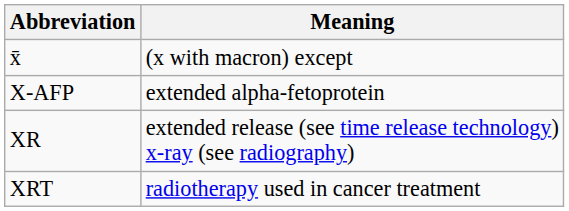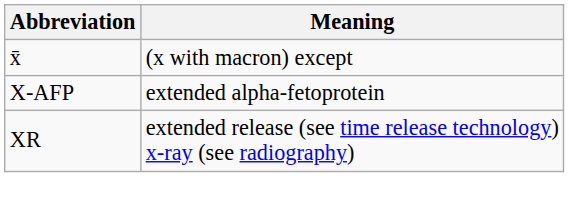- row: (31, 188)
